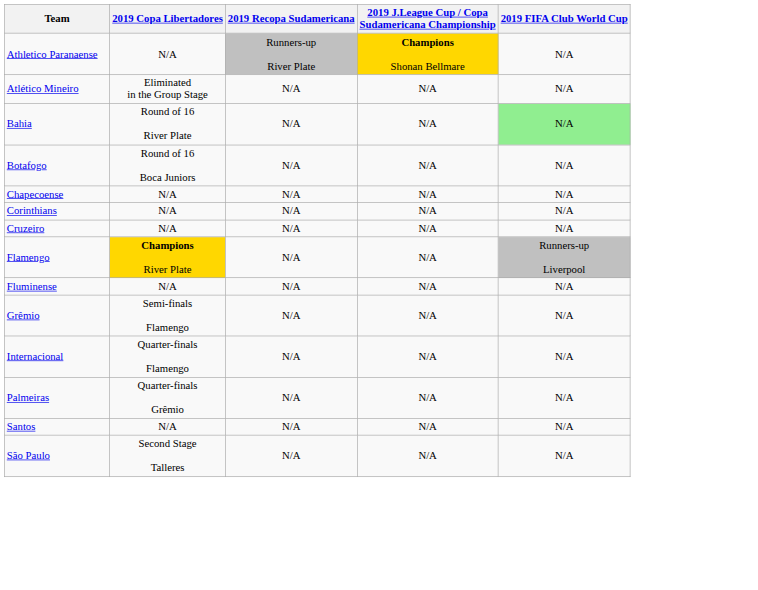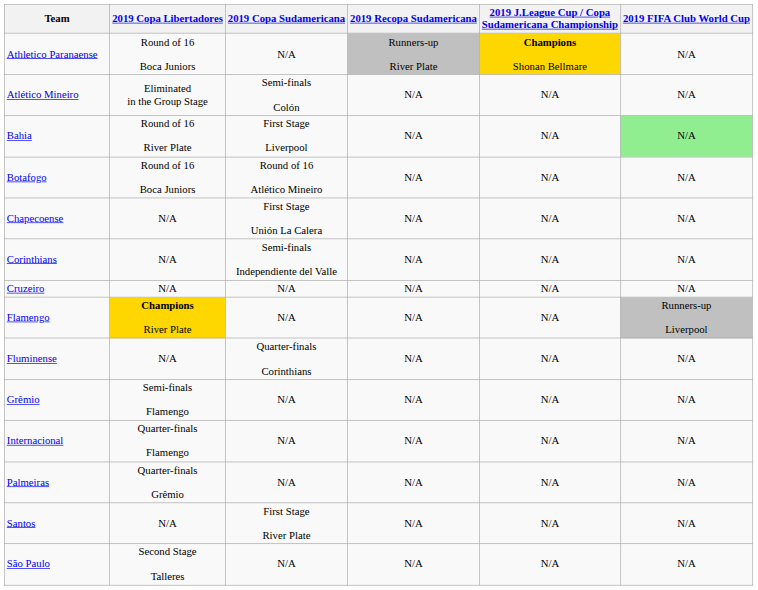+ column: (286, 19)
(168, 54) N/A -> (168, 54) Round of 16 Boca Juniors
